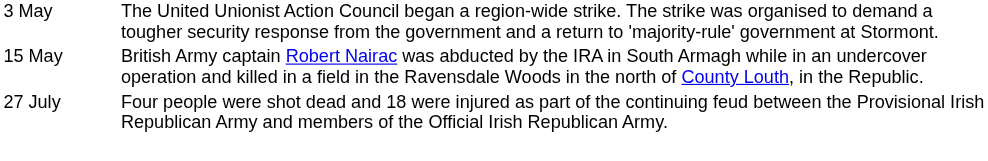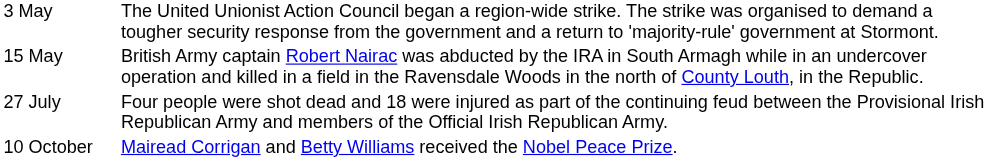+ row: (48, 147)
